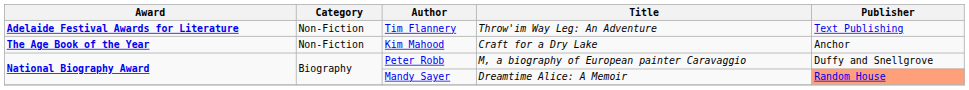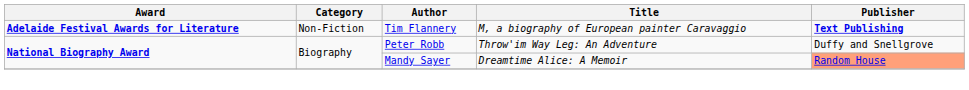(568, 29) Throw'im Way Leg: An Adventure -> (612, 29) M, a biography of European painter Caravaggio
(859, 29) normal -> (859, 29) bold
- row: (415, 45)
(612, 61) M, a biography of European painter Caravaggio -> (568, 45) Throw'im Way Leg: An Adventure
